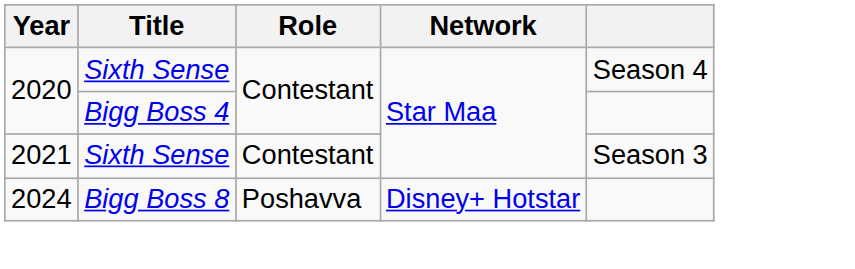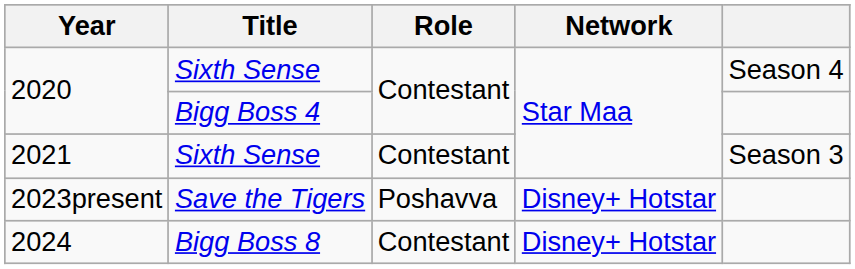+ row: (87, 198)
(302, 198) Poshavva -> (443, 241) Contestant
